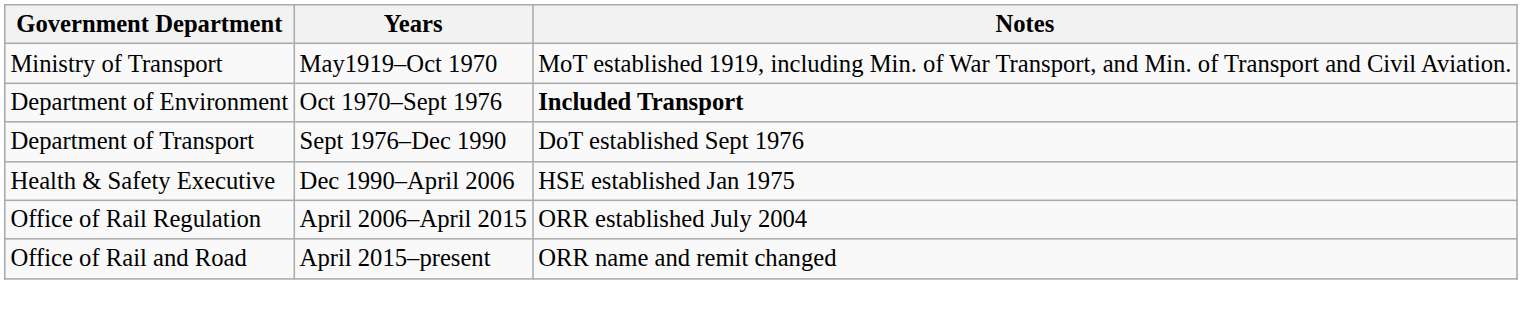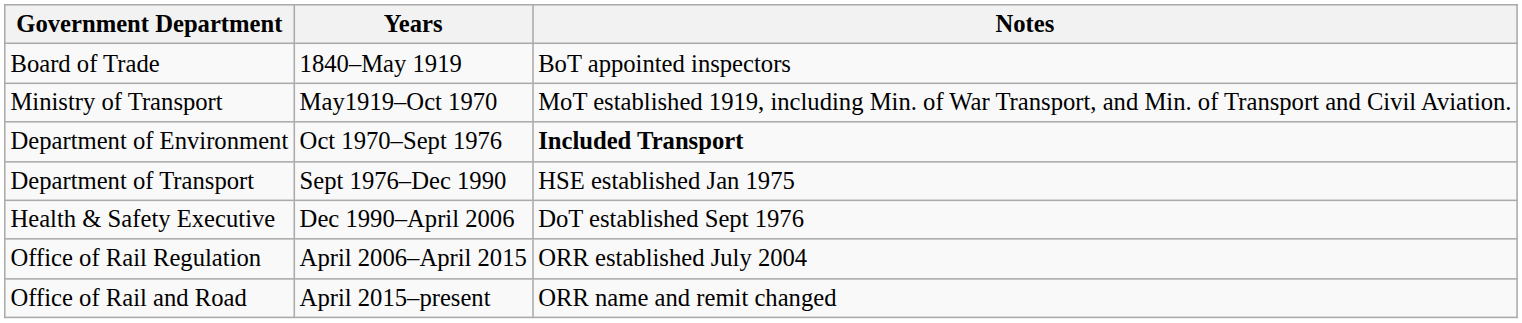+ row: (85, 63)
(671, 141) DoT established Sept 1976 -> (667, 180) HSE established Jan 1975
(667, 180) HSE established Jan 1975 -> (671, 219) DoT established Sept 1976
